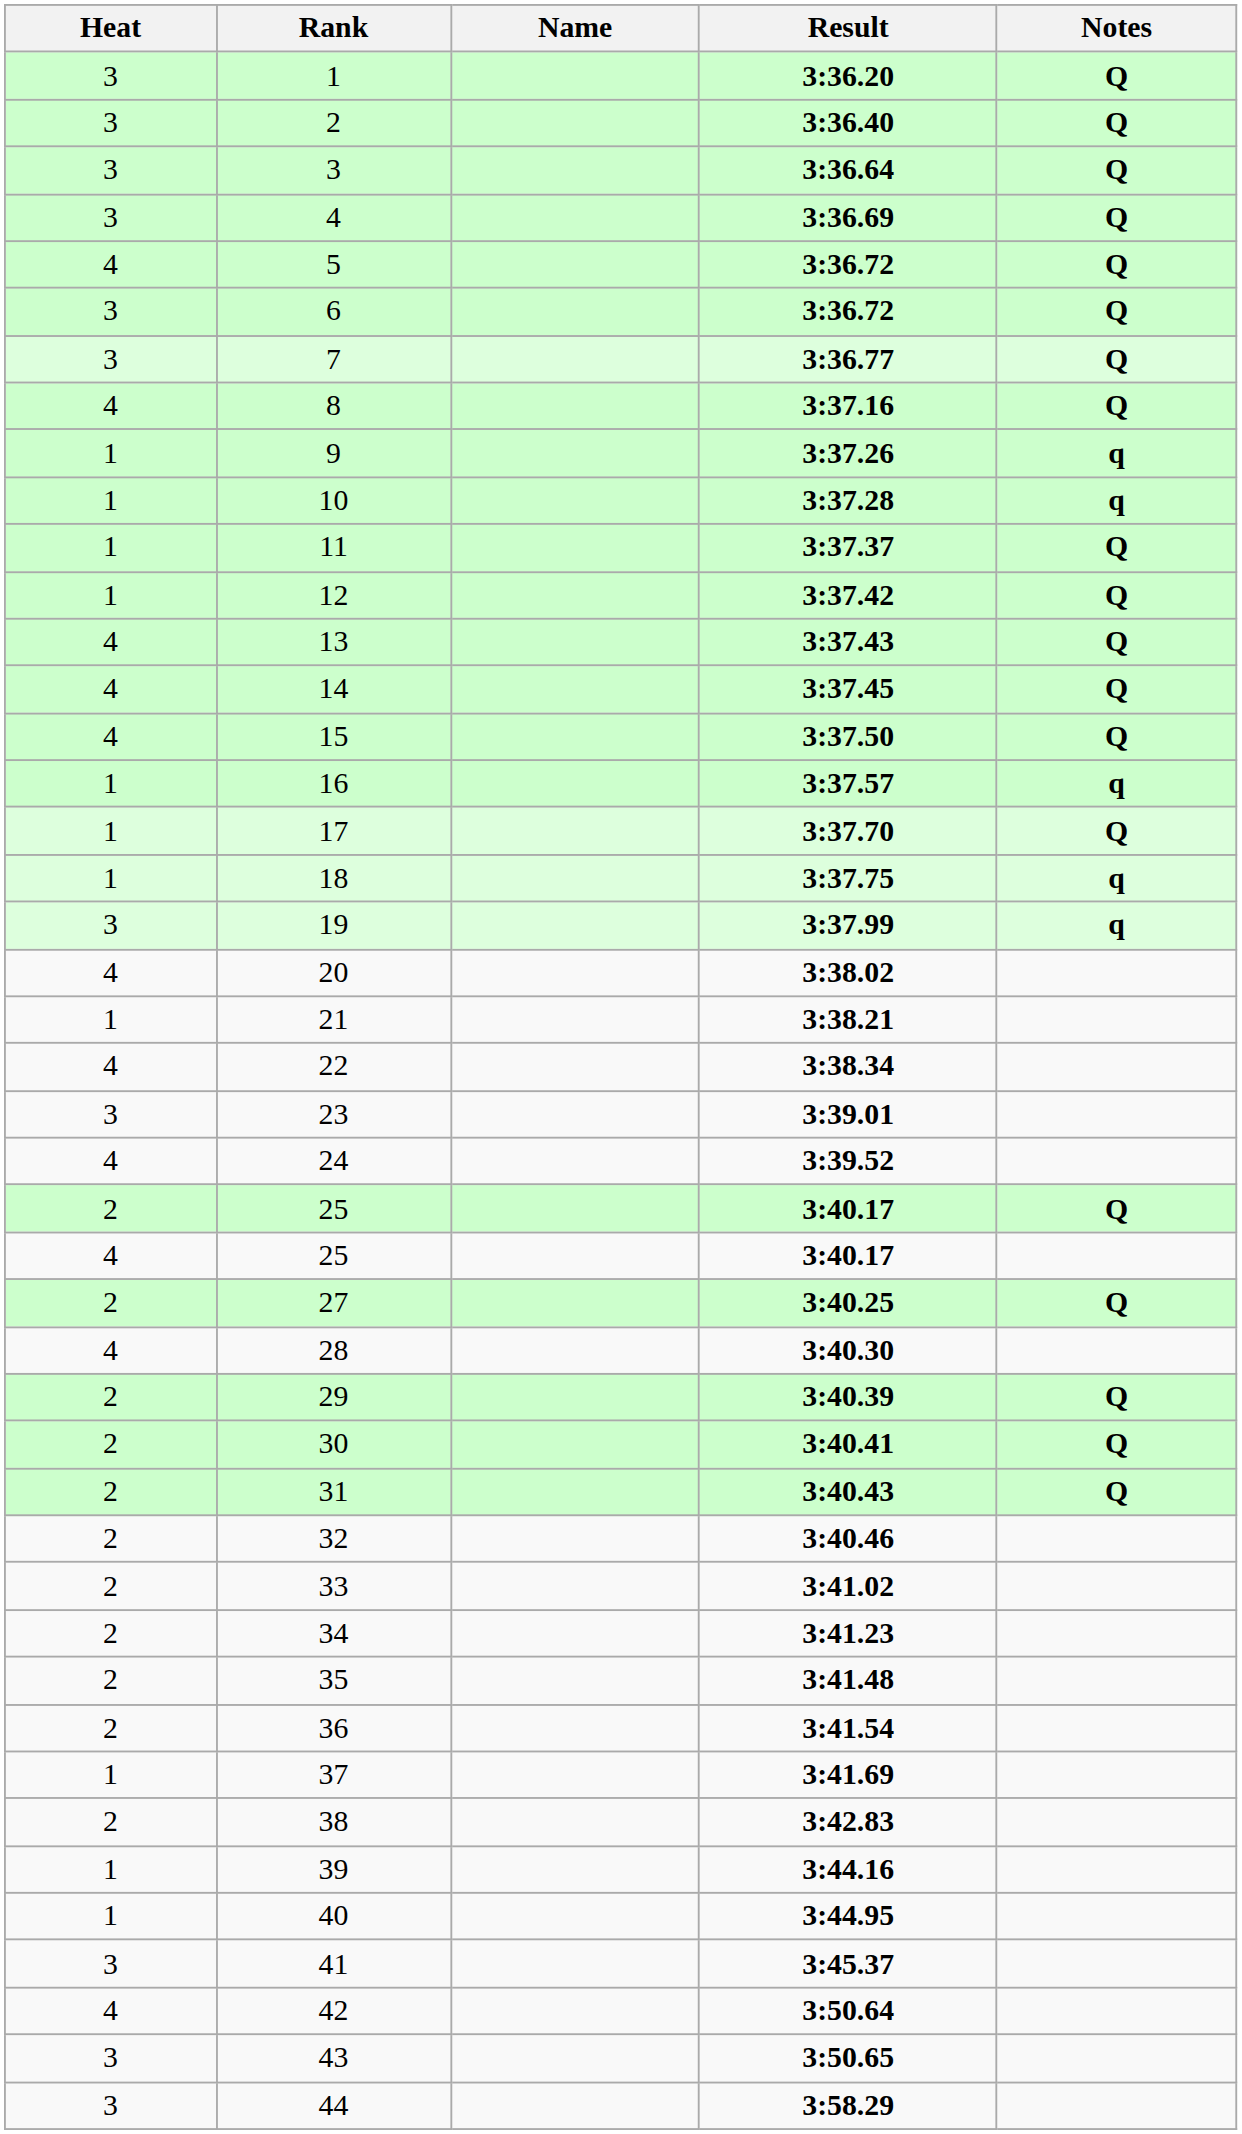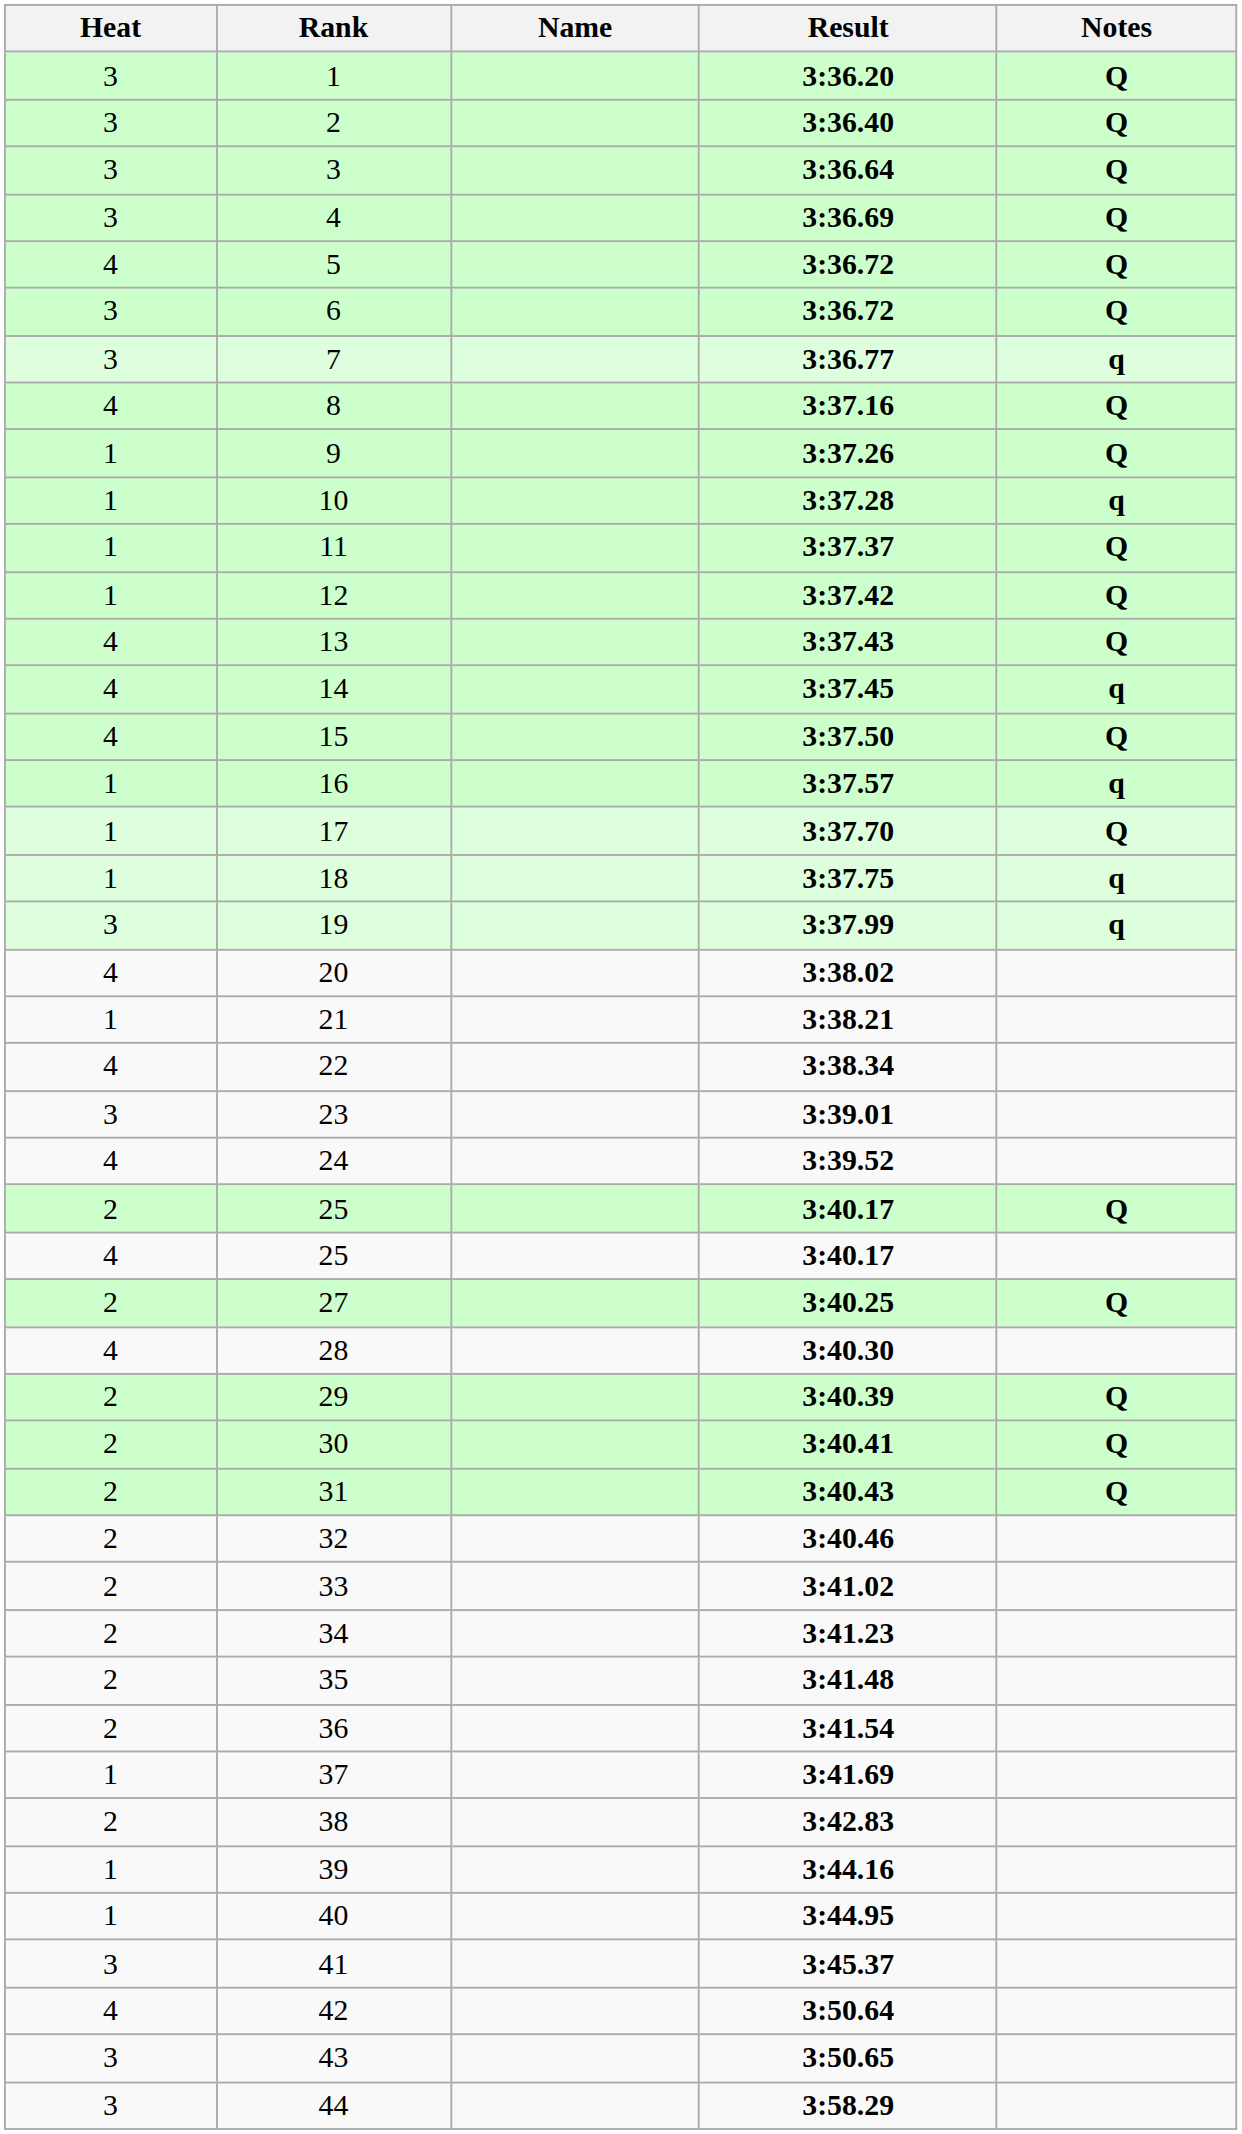(1117, 358) Q -> (1117, 358) q
(1117, 452) q -> (1117, 452) Q
(1117, 688) Q -> (1117, 688) q
